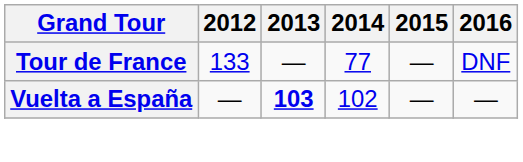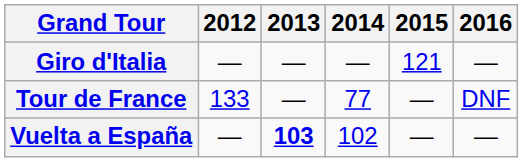+ row: (101, 61)
